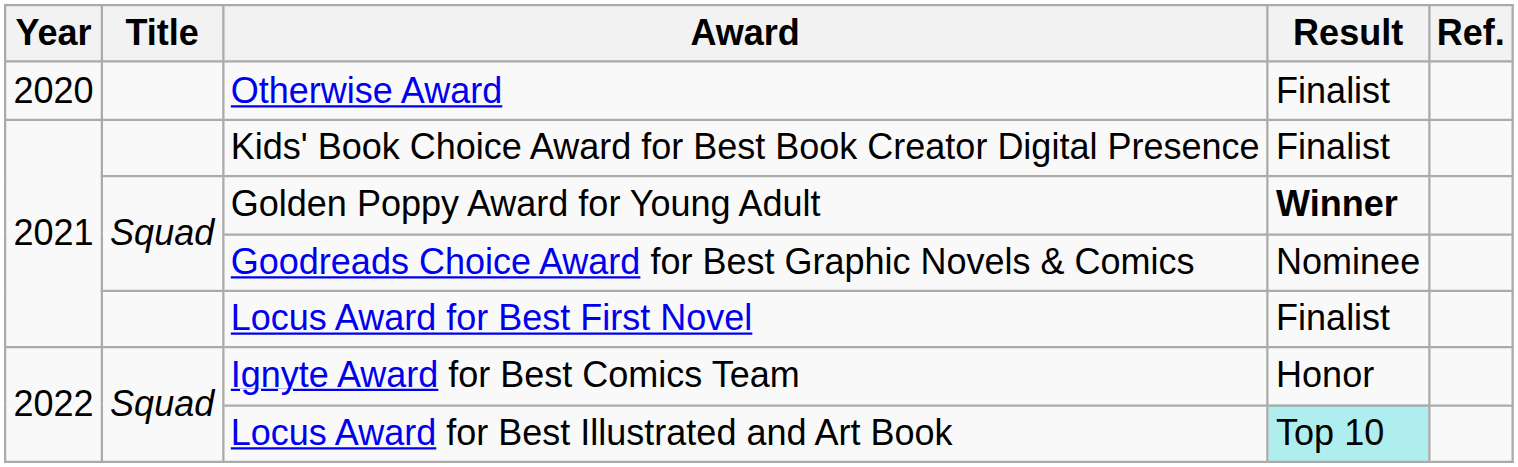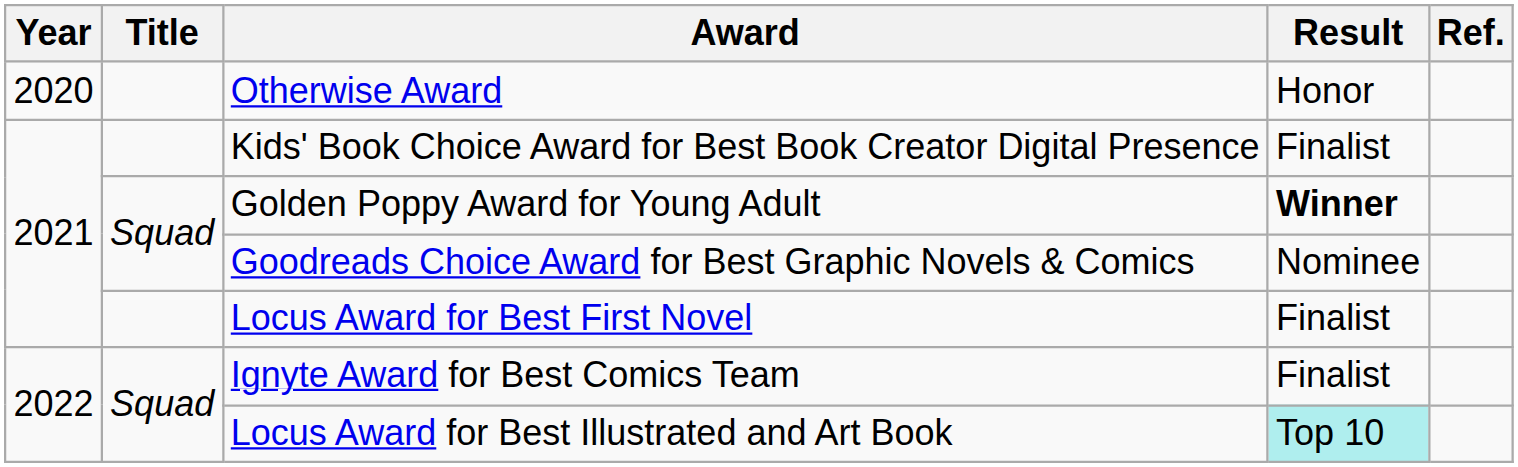(1333, 90) Finalist -> (1325, 90) Honor
(1325, 375) Honor -> (1333, 375) Finalist
